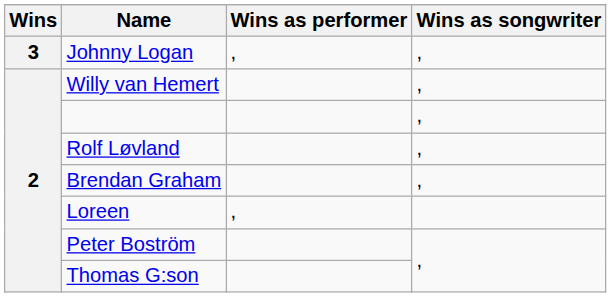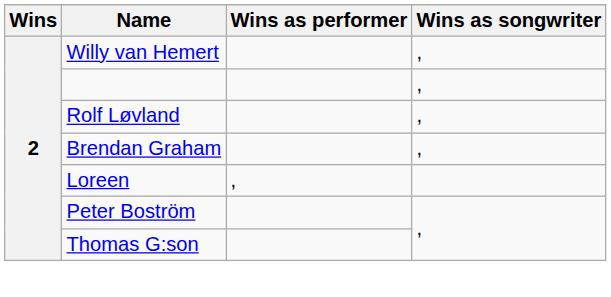- row: (130, 52)
